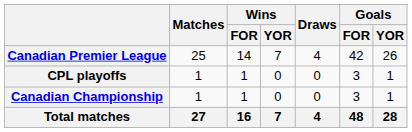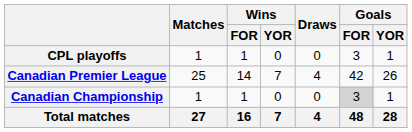rows swapped: (87, 55) <-> (87, 76)
(356, 96) no background -> (356, 96) lightgrey background
